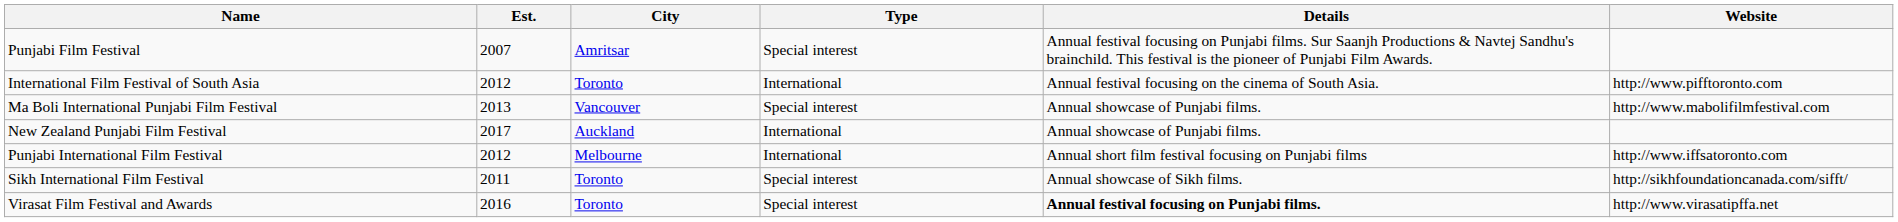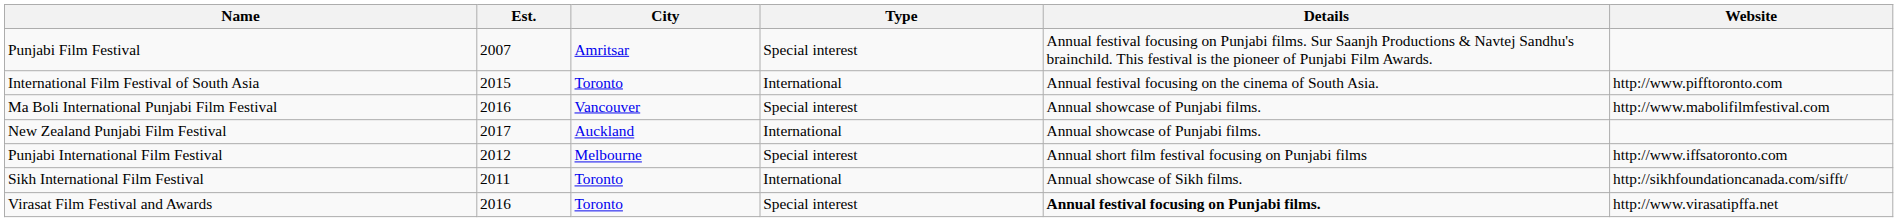(495, 82) 2012 -> (495, 82) 2015
(495, 107) 2013 -> (495, 107) 2016
(803, 155) International -> (810, 155) Special interest
(810, 180) Special interest -> (803, 180) International
